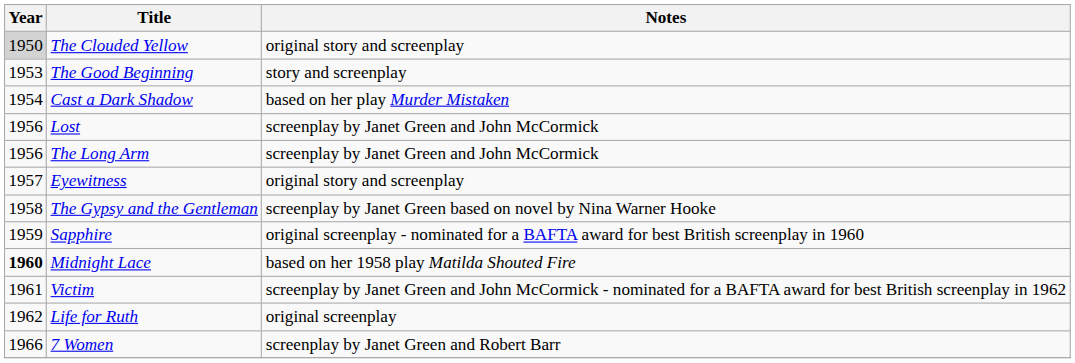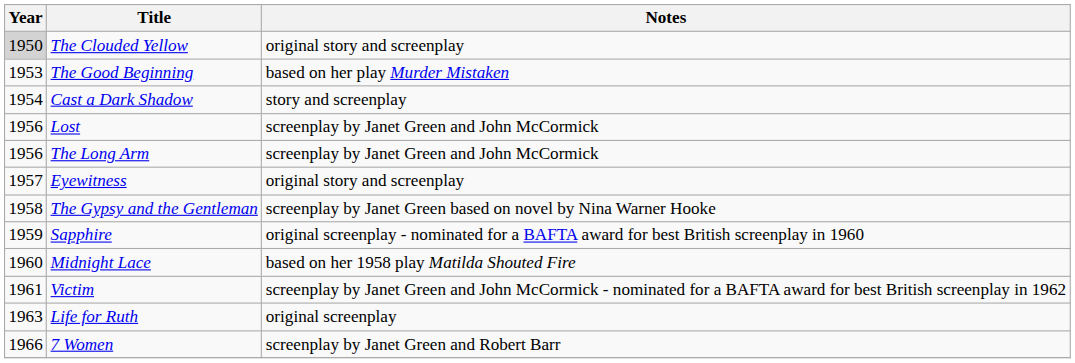(336, 72) story and screenplay -> (387, 72) based on her play Murder Mistaken
(387, 99) based on her play Murder Mistaken -> (336, 99) story and screenplay
(26, 262) bold -> (26, 262) normal
(26, 316) 1962 -> (26, 316) 1963
